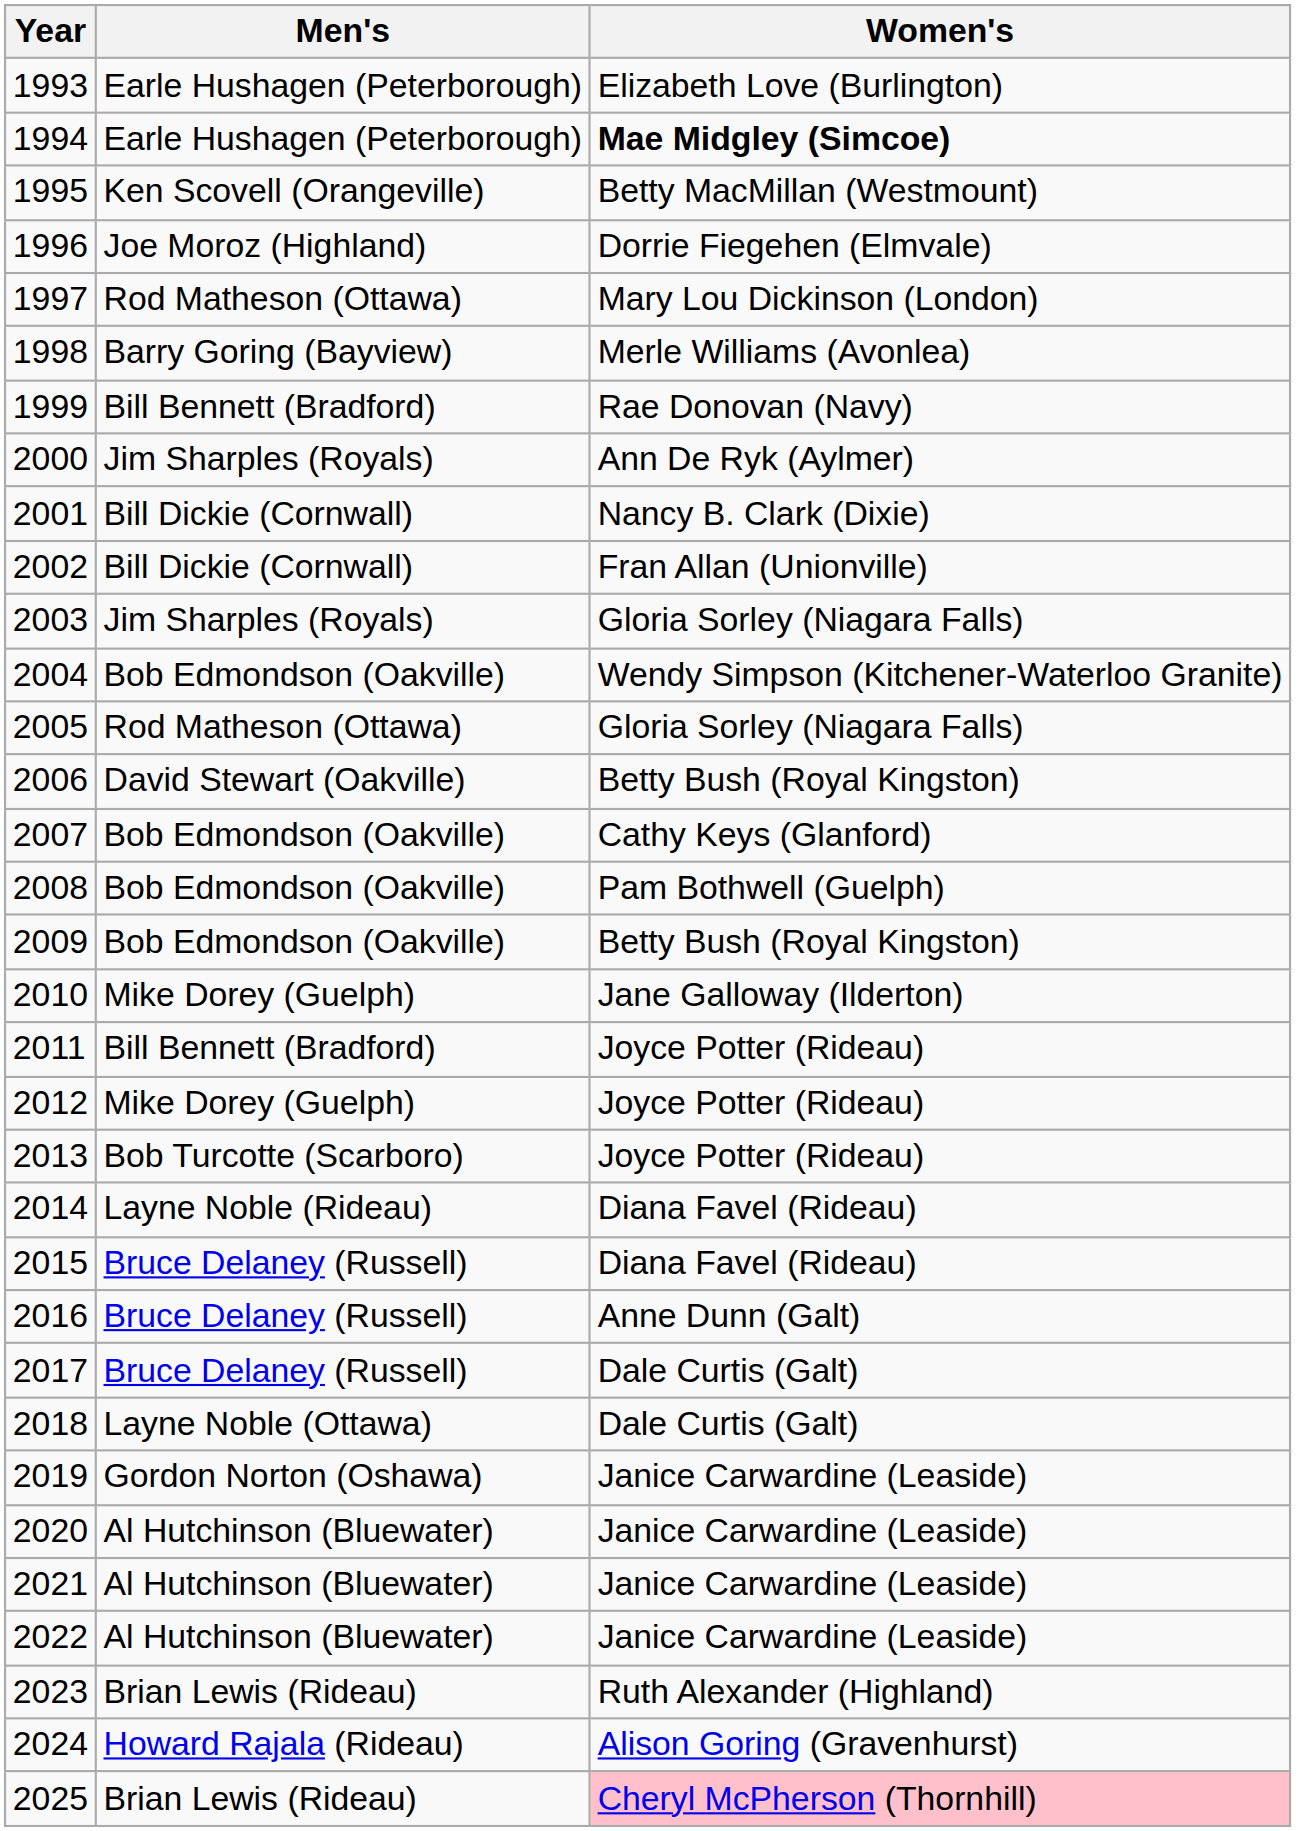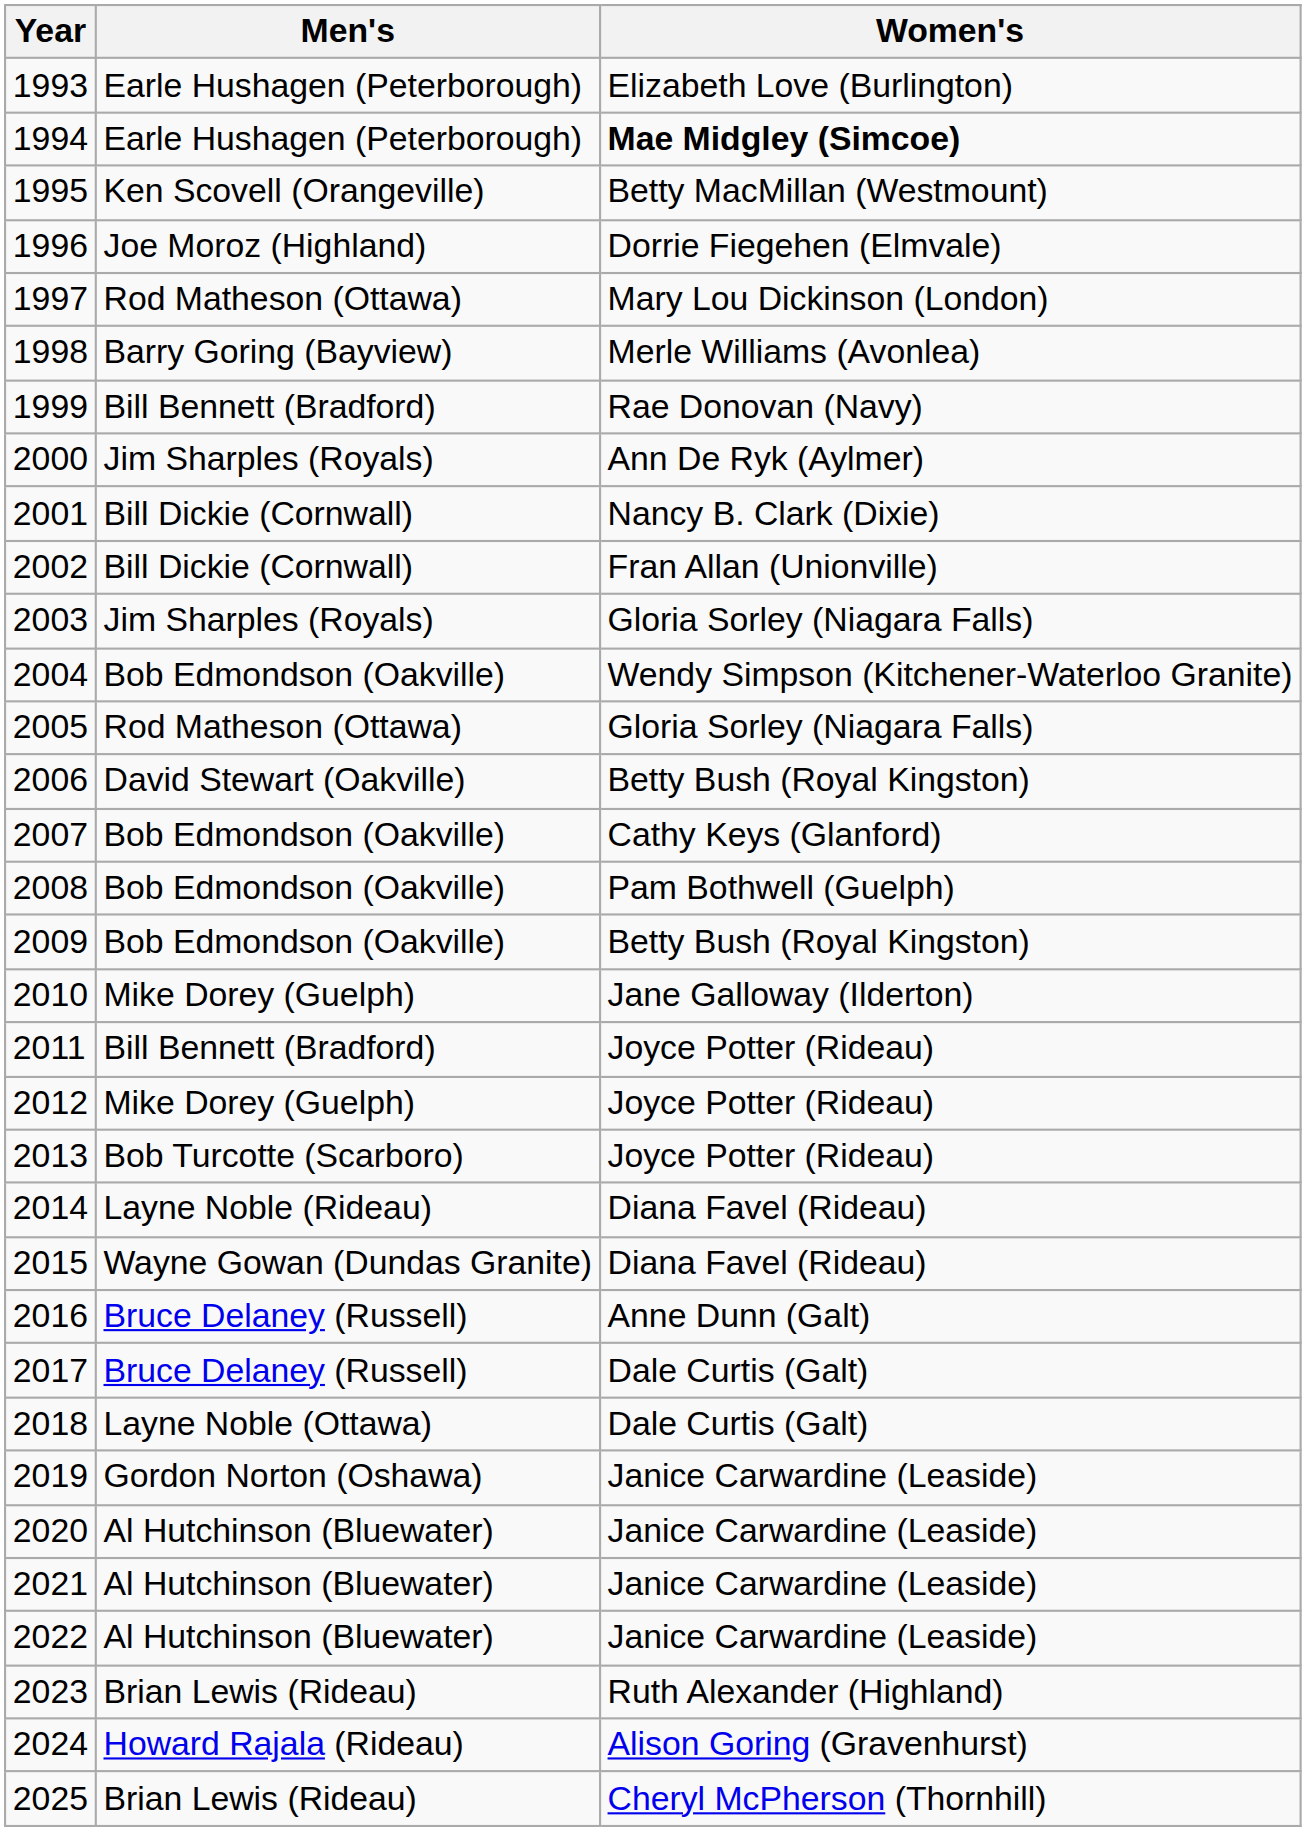(286, 1262) Bruce Delaney (Russell) -> (348, 1262) Wayne Gowan (Dundas Granite)
(817, 1798) pink background -> (827, 1798) no background
